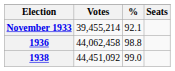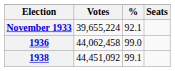(98, 27) 39,455,214 -> (98, 27) 39,655,224
(133, 43) 98.8 -> (133, 43) 99.0
(133, 58) 99.0 -> (133, 58) 99.1
